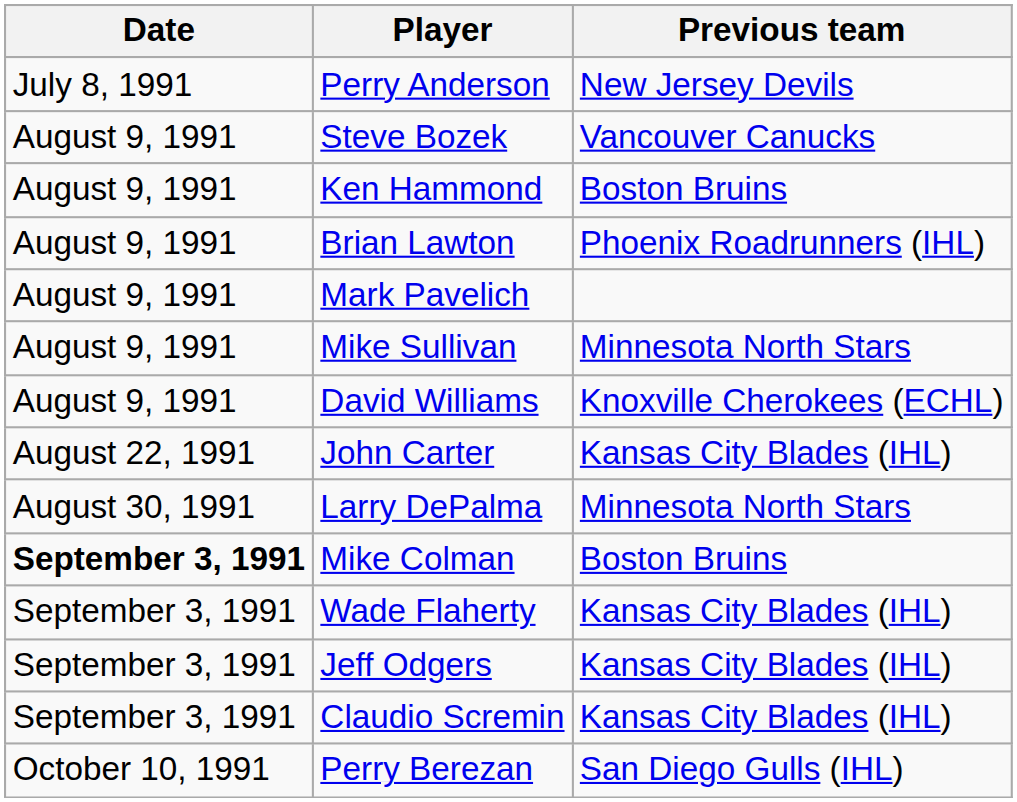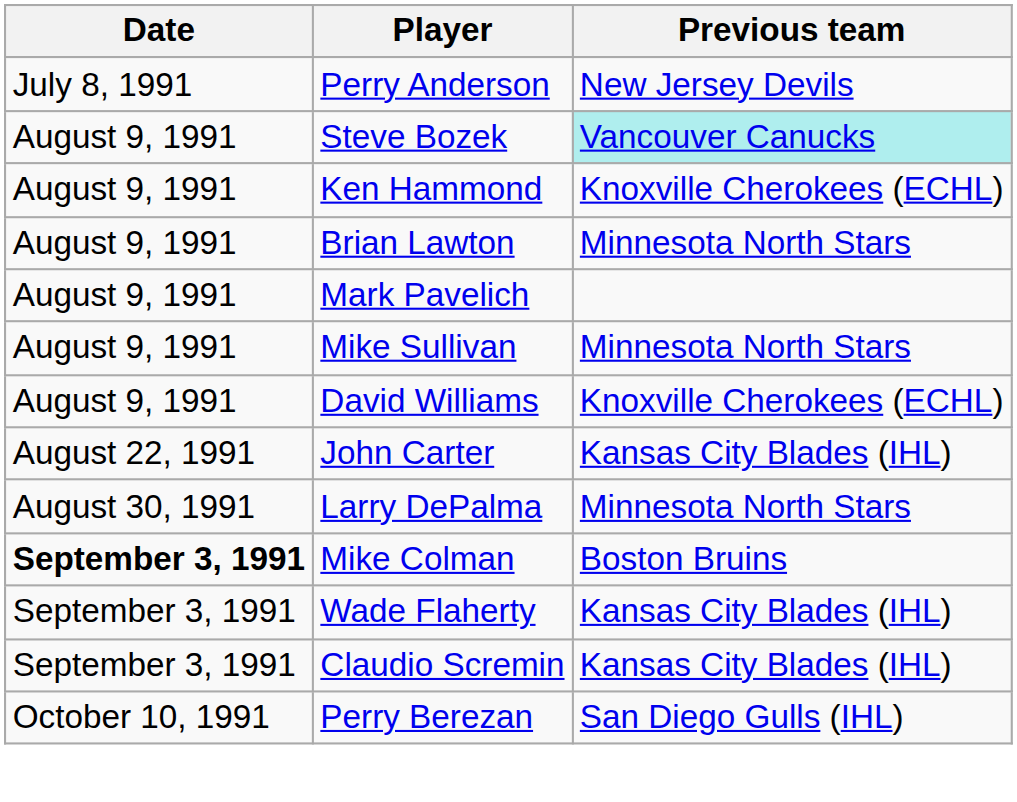(728, 136) no background -> (728, 136) paleturquoise background
(683, 189) Boston Bruins -> (792, 189) Knoxville Cherokees (ECHL)
(782, 242) Phoenix Roadrunners (IHL) -> (745, 242) Minnesota North Stars
- row: (406, 664)
